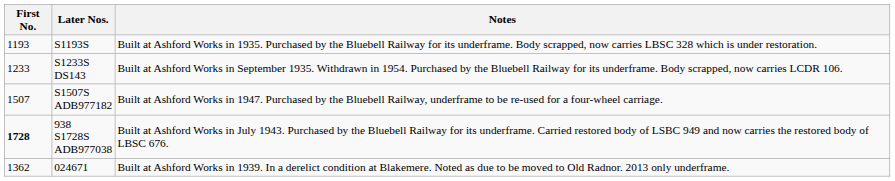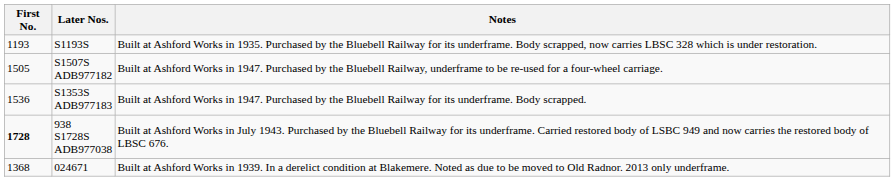- row: (72, 68)
(18, 99) 1507 -> (18, 68) 1505
+ row: (83, 99)
(18, 167) 1362 -> (18, 167) 1368
